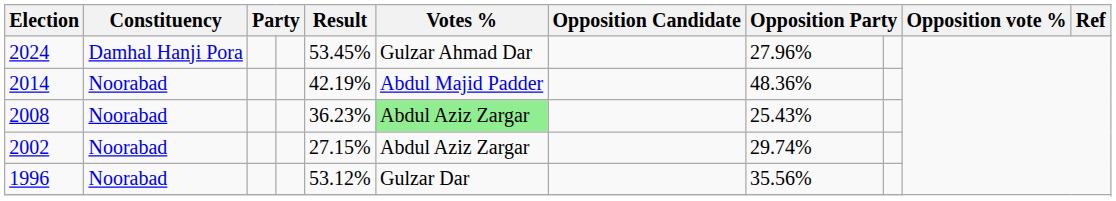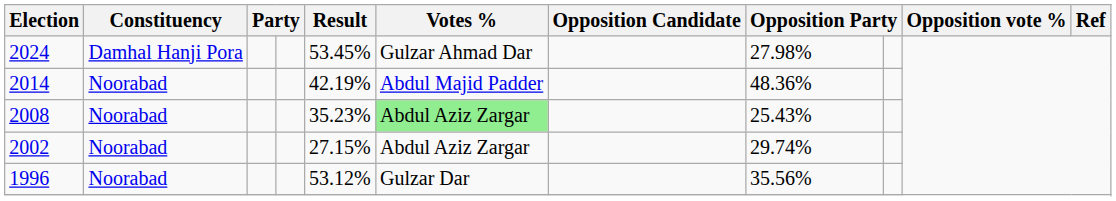(781, 52) 27.96% -> (781, 52) 27.98%
(340, 115) 36.23% -> (340, 115) 35.23%
